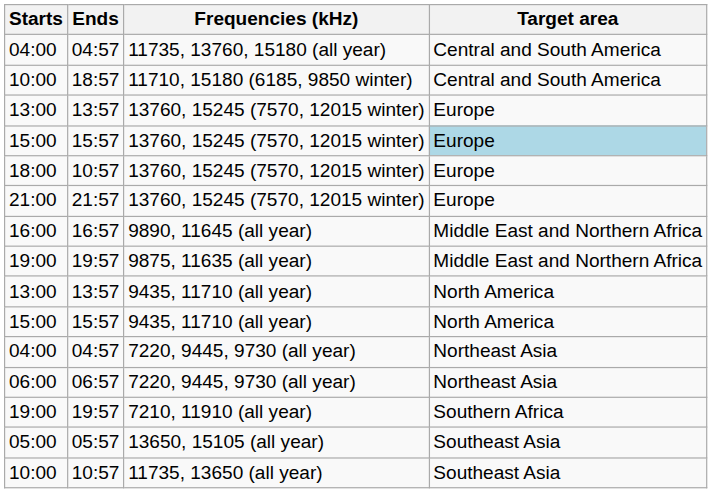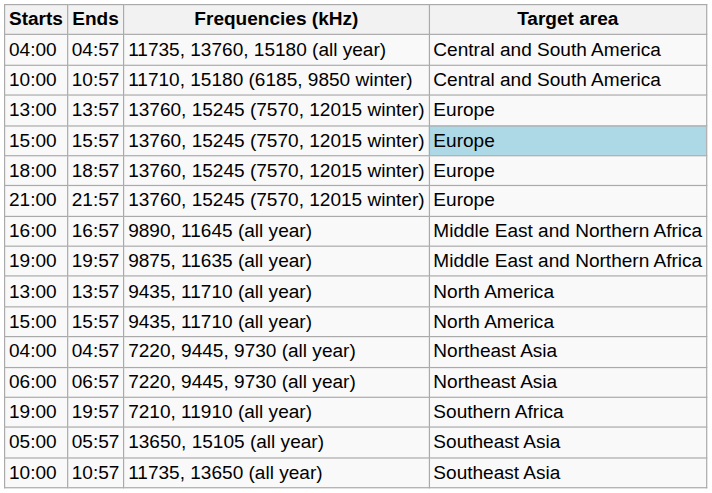(96, 79) 18:57 -> (96, 79) 10:57
(96, 170) 10:57 -> (96, 170) 18:57
